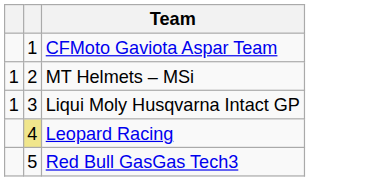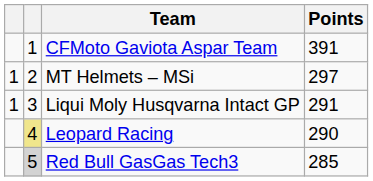+ column: (336, 19)
(32, 162) no background -> (32, 162) lightgrey background
